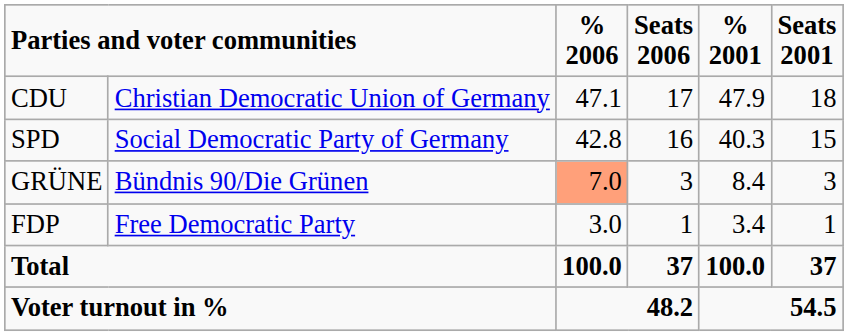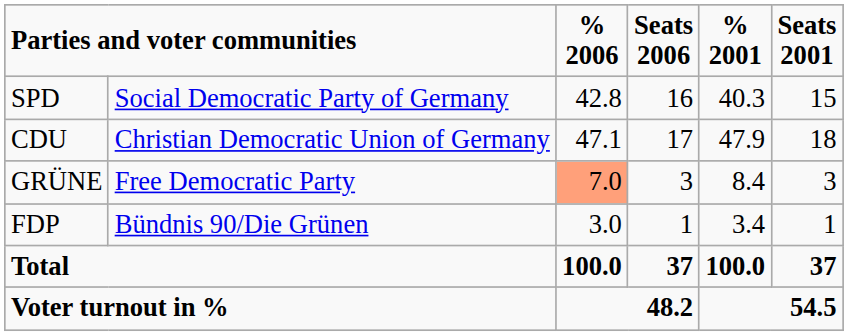rows swapped: (39, 97) <-> (35, 139)
(242, 181) Bündnis 90/Die Grünen -> (235, 181) Free Democratic Party
(235, 223) Free Democratic Party -> (242, 223) Bündnis 90/Die Grünen
